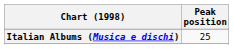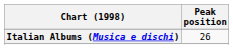(205, 37) 25 -> (205, 37) 26
